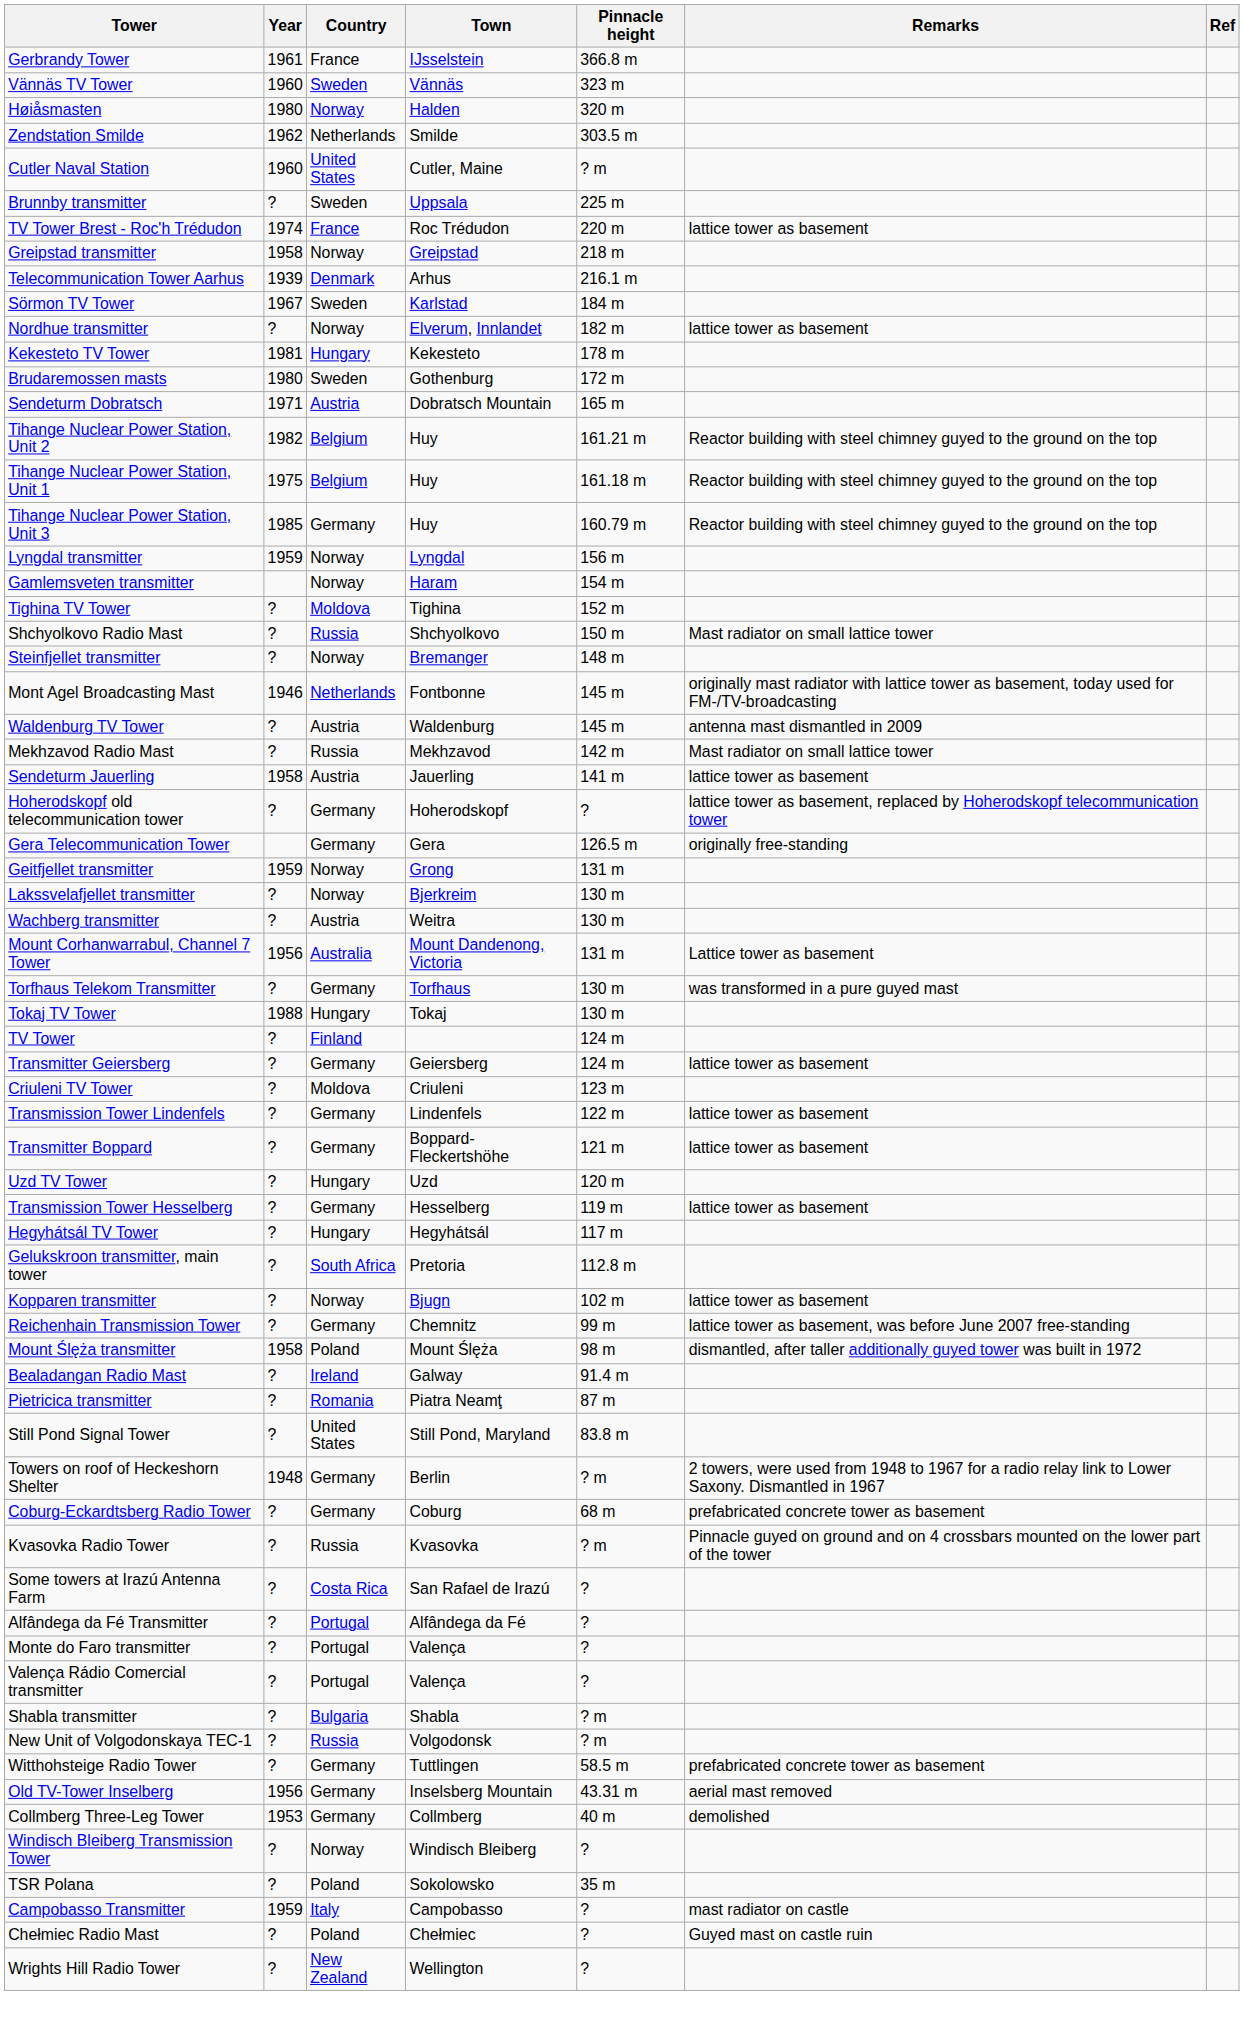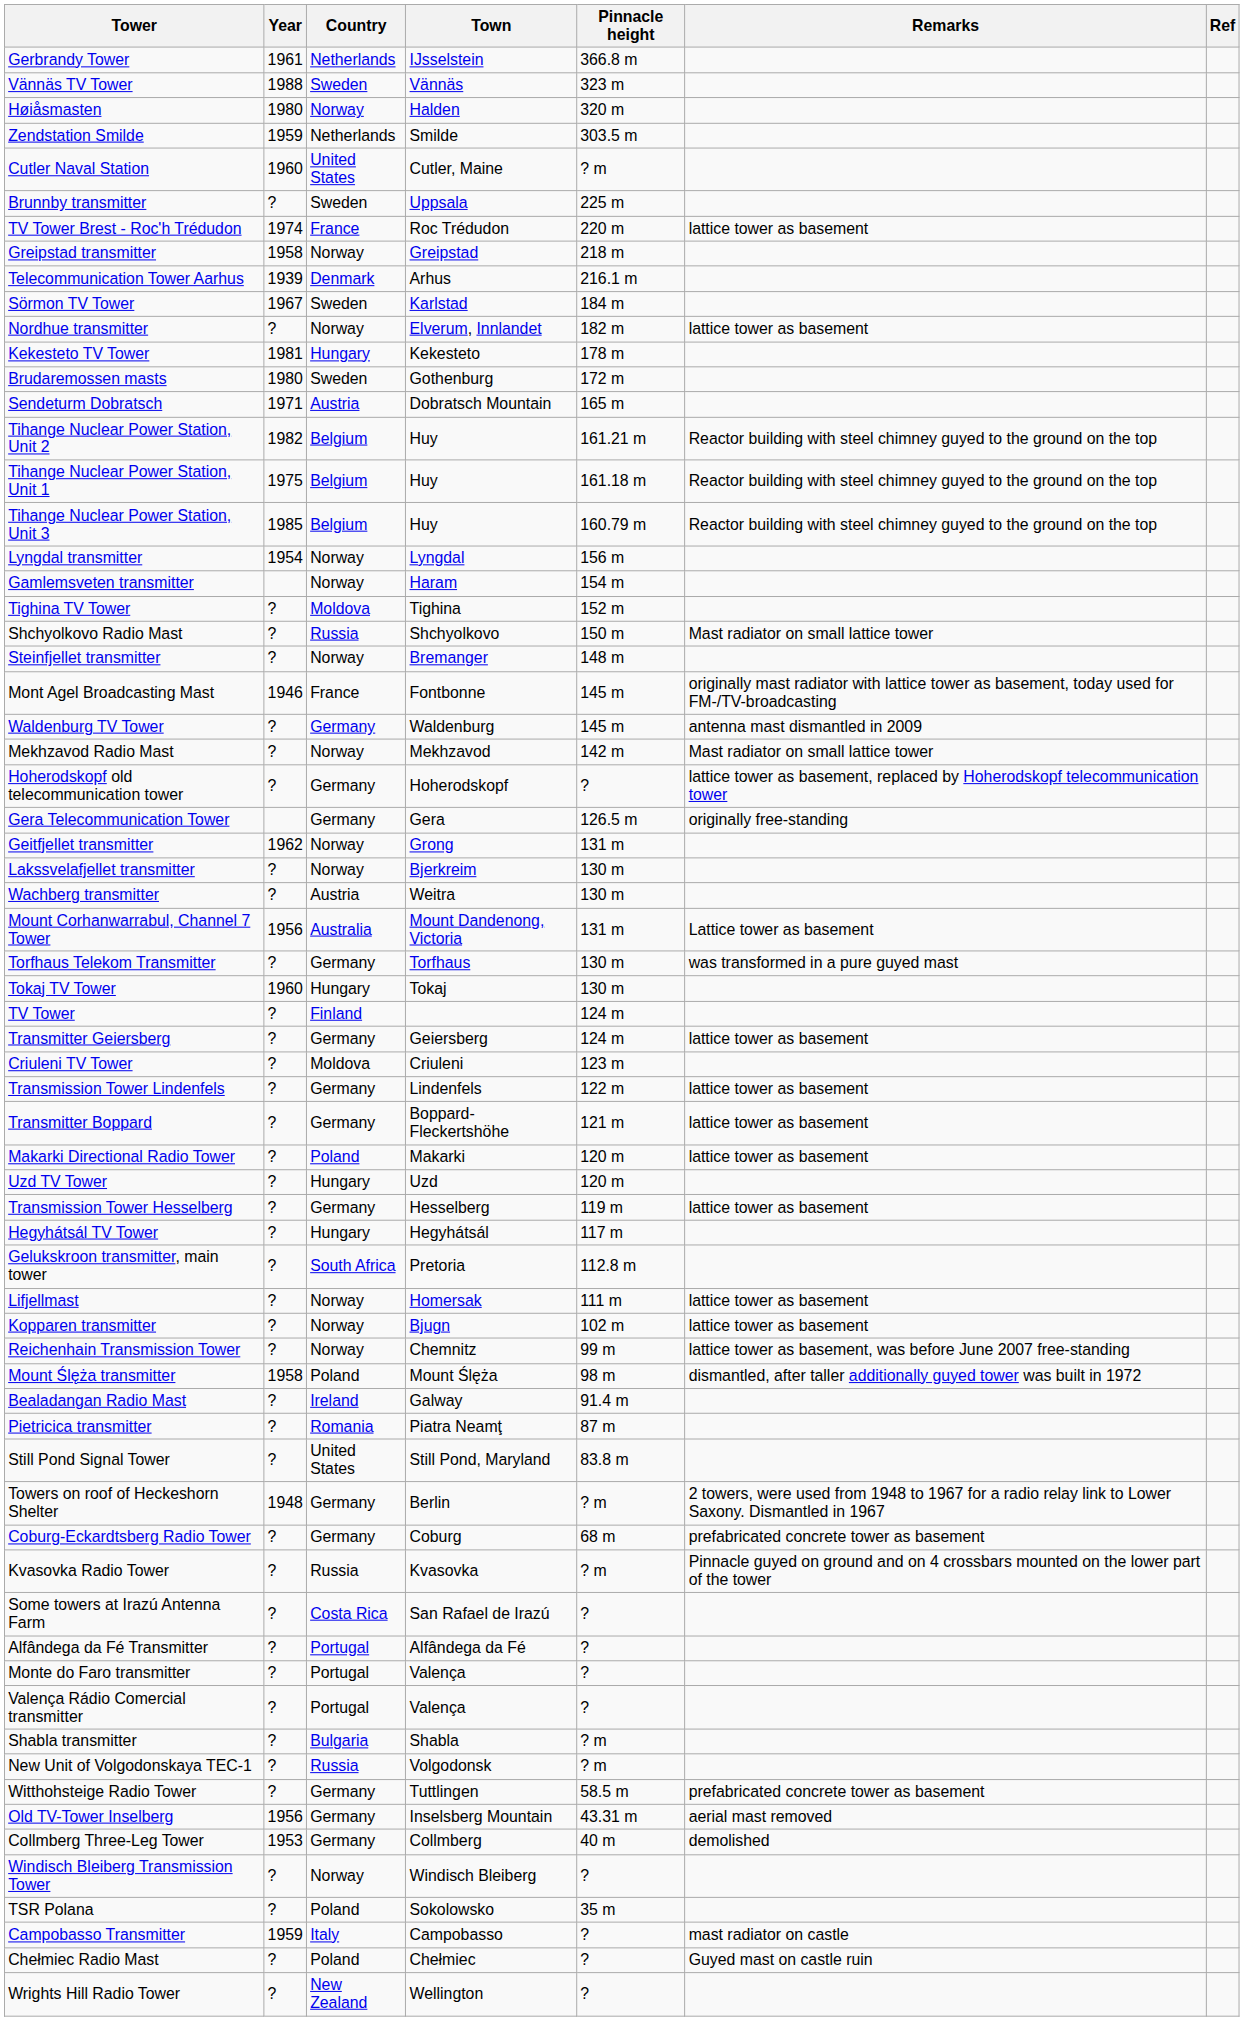(335, 60) France -> (353, 60) Netherlands
(285, 85) 1960 -> (285, 85) 1988
(285, 135) 1962 -> (285, 135) 1959
(343, 524) Germany -> (339, 524) Belgium
(285, 558) 1959 -> (285, 558) 1954
(353, 692) Netherlands -> (335, 692) France
(335, 726) Austria -> (343, 726) Germany
(334, 752) Russia -> (337, 752) Norway
- row: (81, 777)
(285, 870) 1959 -> (285, 845) 1962
(285, 1013) 1988 -> (285, 988) 1960
+ row: (122, 1157)
+ row: (43, 1300)
(343, 1325) Germany -> (337, 1350) Norway
